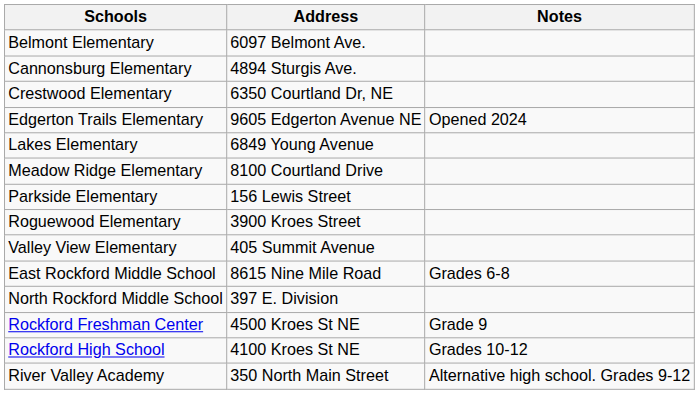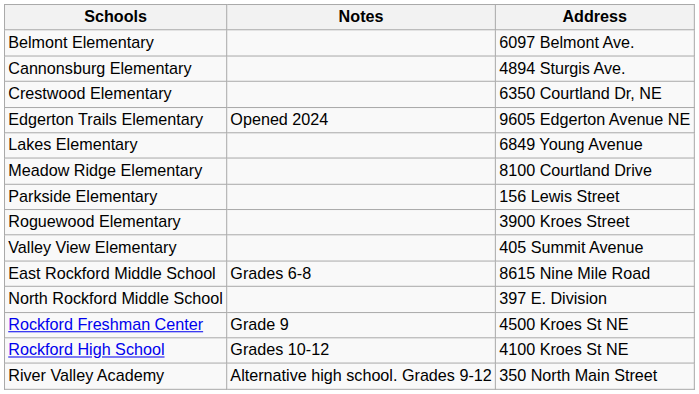columns swapped: (326, 17) <-> (560, 17)
